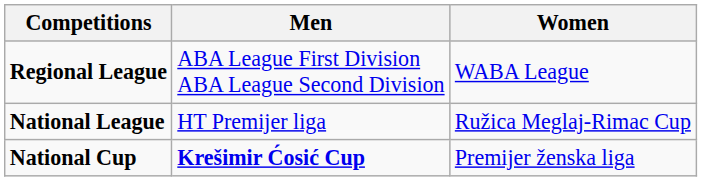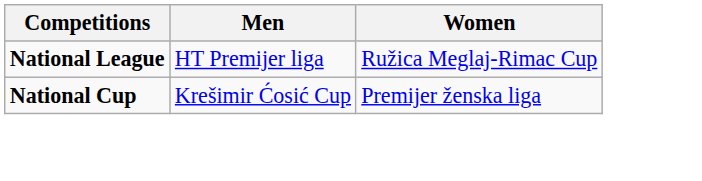- row: (88, 72)
(271, 157) bold -> (263, 95) normal
